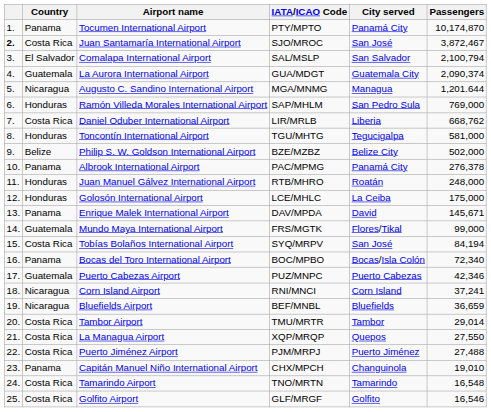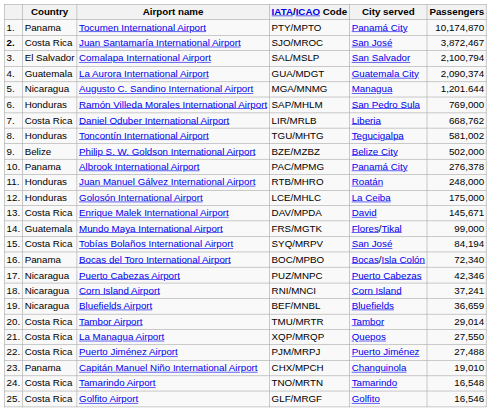(467, 136) 581,000 -> (467, 136) 581,002
(43, 213) Panama -> (48, 213) Costa Rica
(48, 275) Guatemala -> (47, 275) Nicaragua
